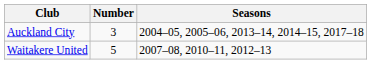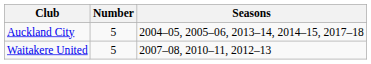(113, 31) 3 -> (113, 31) 5
